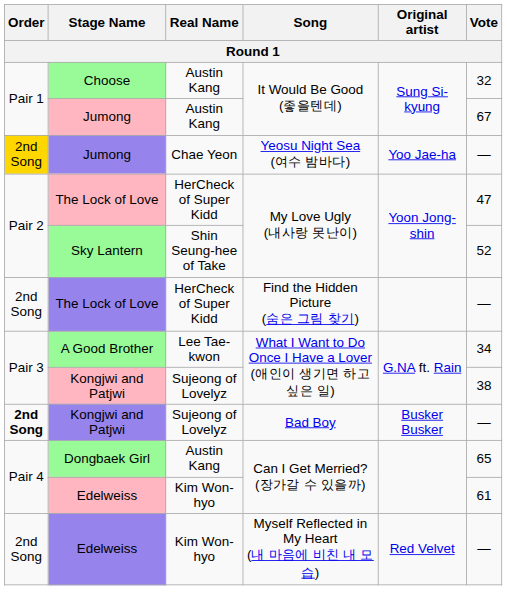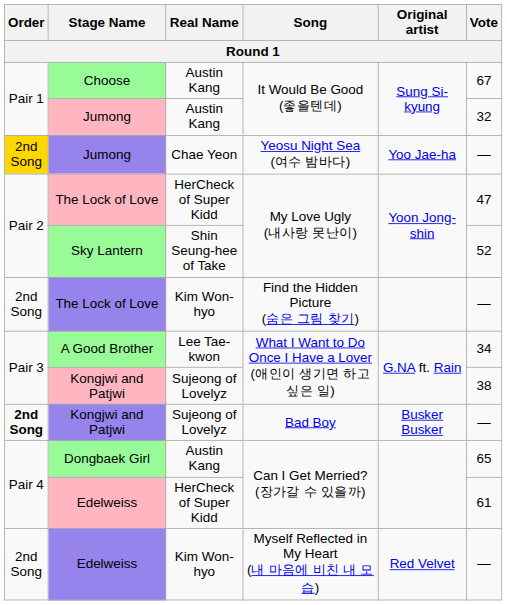(484, 80) 32 -> (484, 80) 67
(484, 116) 67 -> (484, 116) 32
(204, 304) HerCheck of Super Kidd -> (204, 304) Kim Won-hyo
(204, 495) Kim Won-hyo -> (204, 502) HerCheck of Super Kidd
